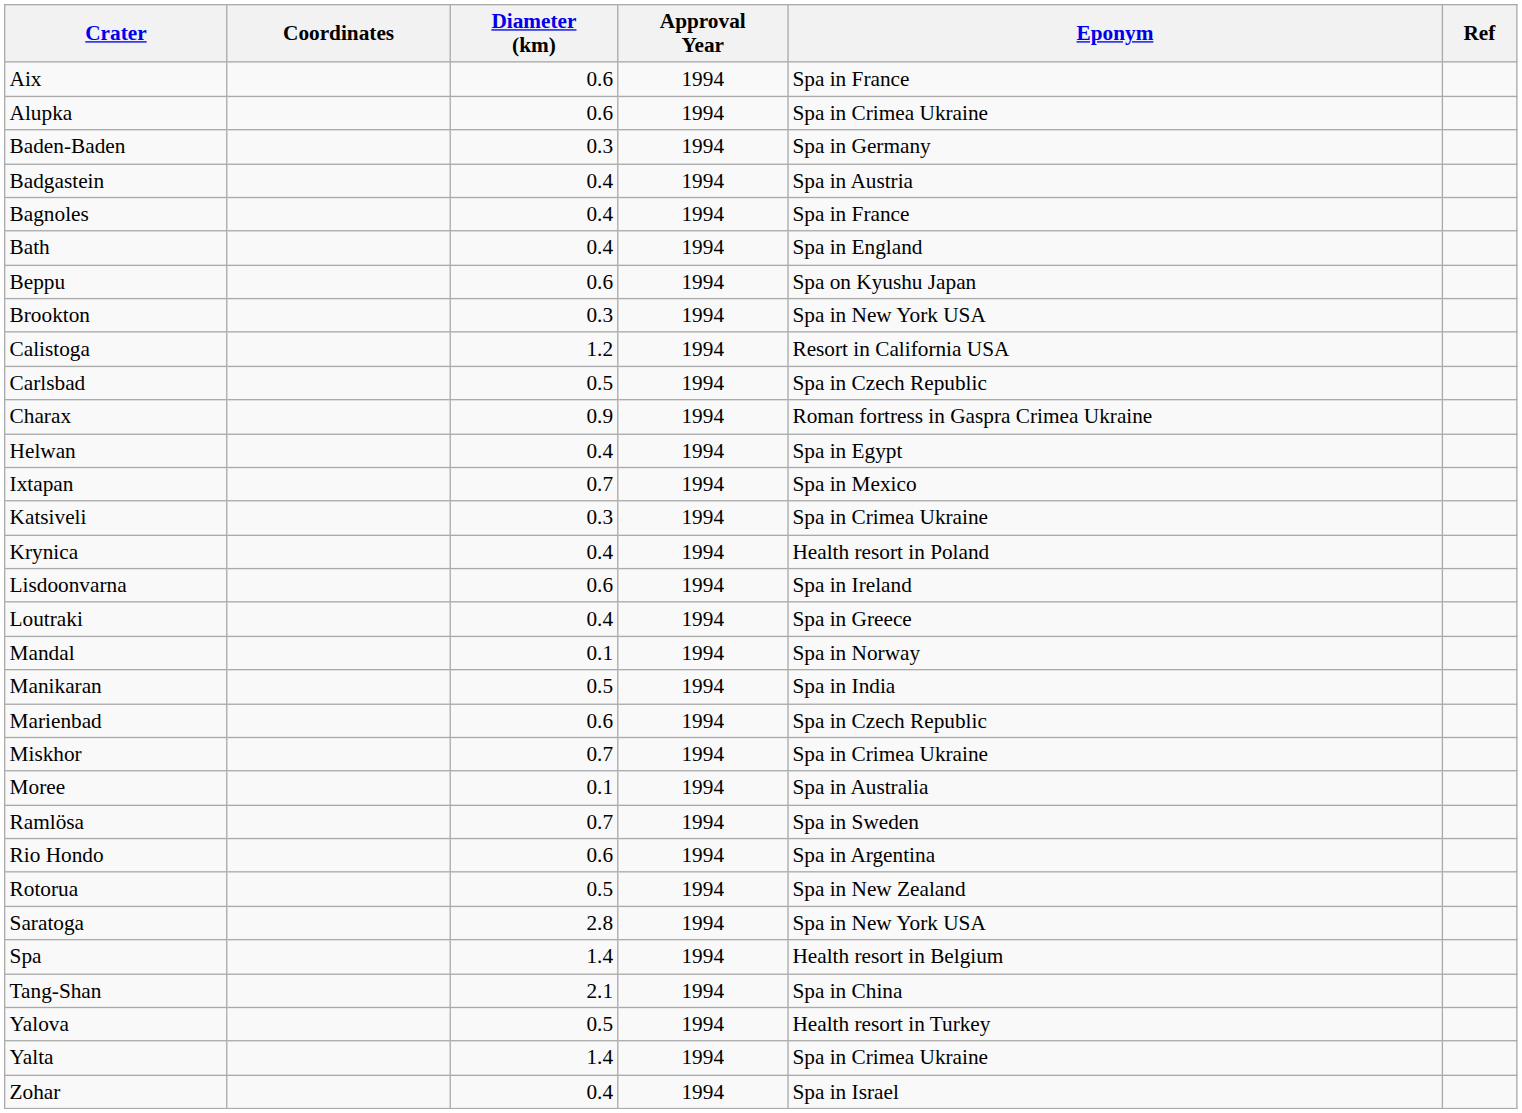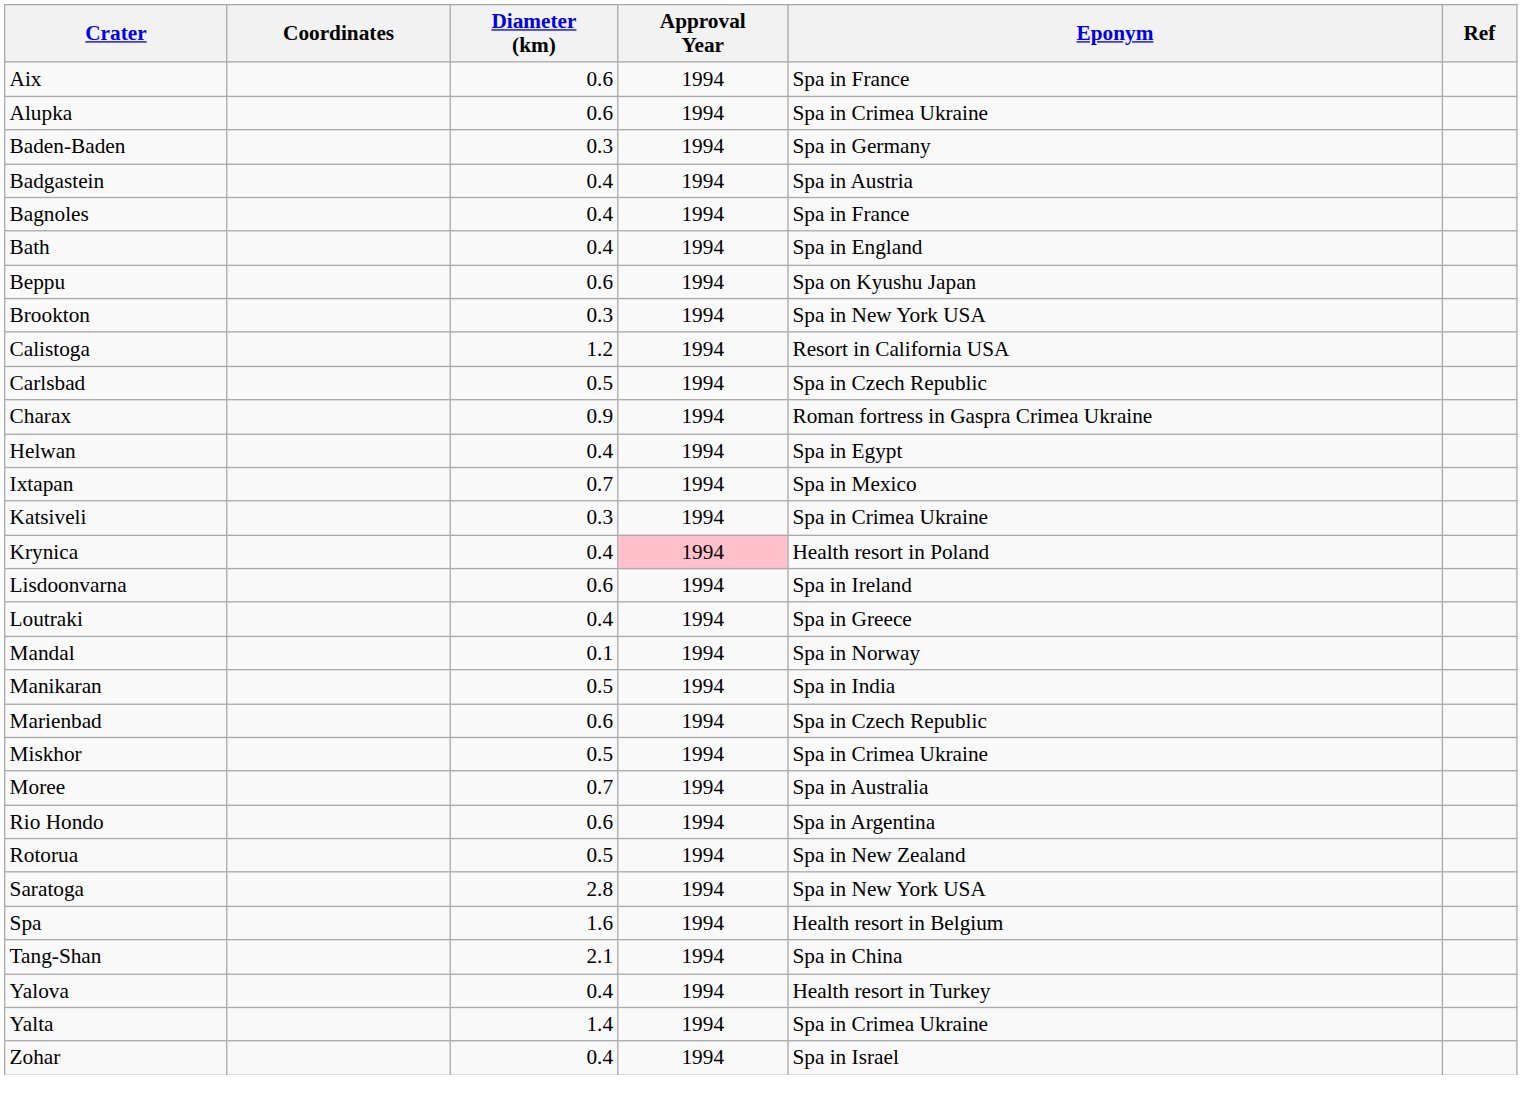(703, 551) no background -> (703, 551) pink background
(600, 754) 0.7 -> (600, 754) 0.5
(600, 787) 0.1 -> (600, 787) 0.7
- row: (47, 821)
(600, 956) 1.4 -> (600, 922) 1.6
(600, 1024) 0.5 -> (600, 990) 0.4
